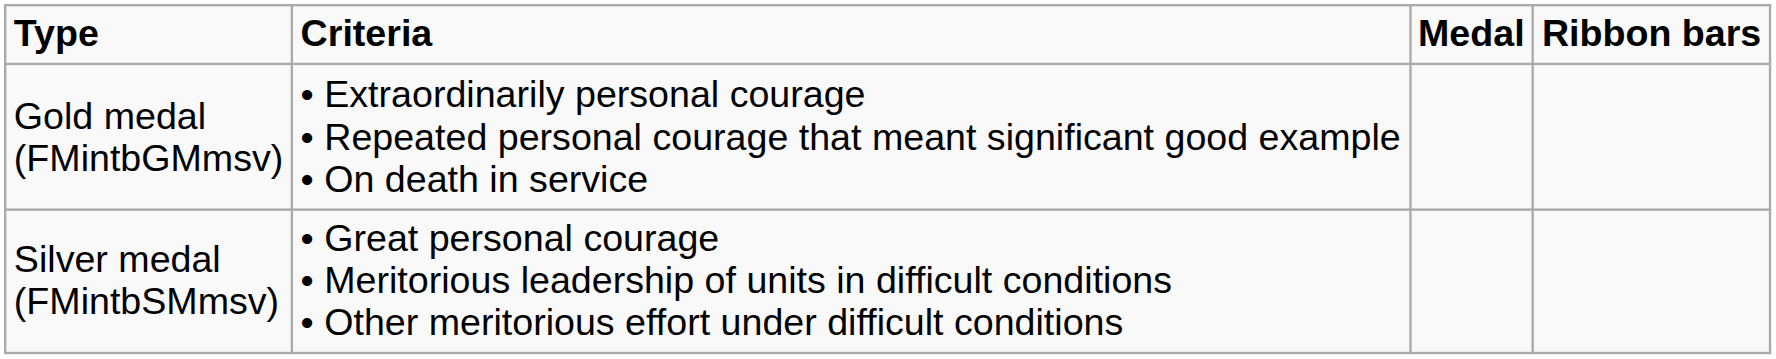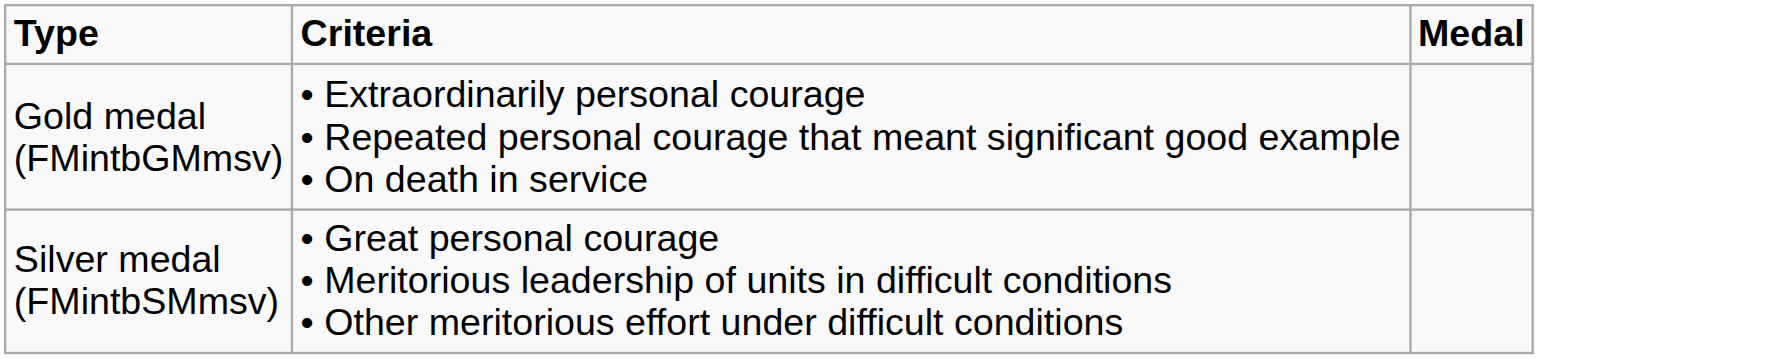- column: (1652, 34)
